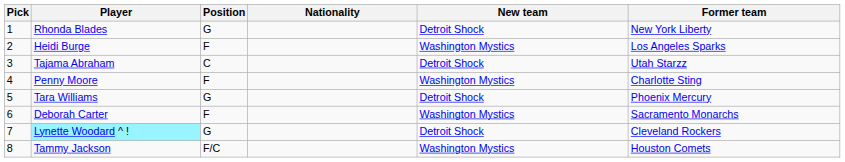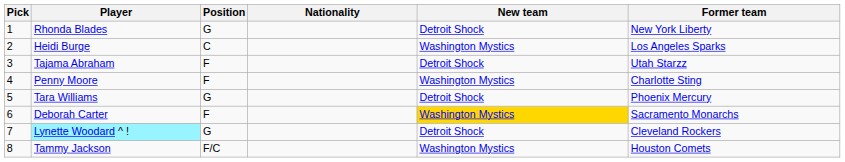(206, 47) F -> (207, 47) C
(207, 64) C -> (206, 64) F
(467, 115) no background -> (467, 115) gold background
